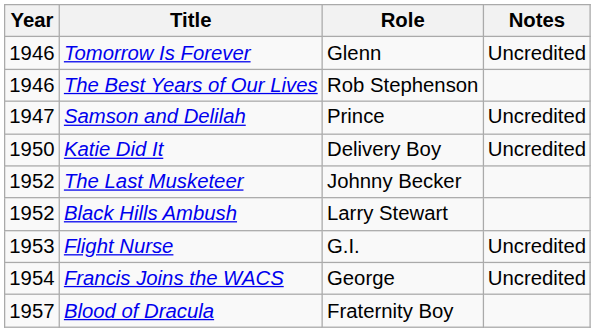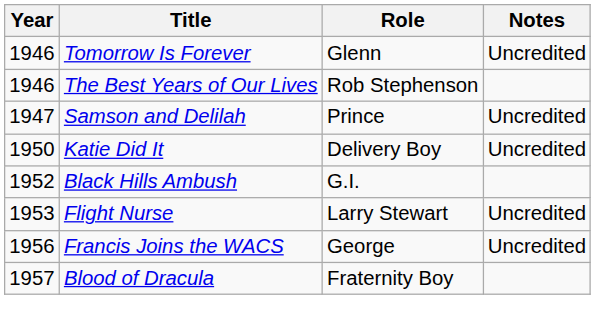- row: (154, 181)
(387, 213) Larry Stewart -> (343, 181) G.I.
(343, 246) G.I. -> (387, 213) Larry Stewart
(32, 278) 1954 -> (32, 246) 1956
